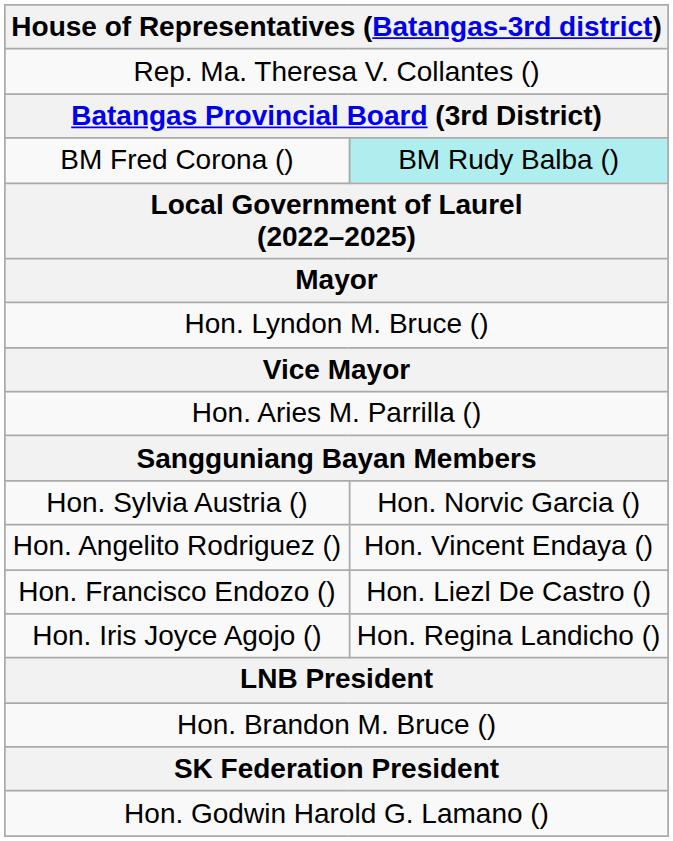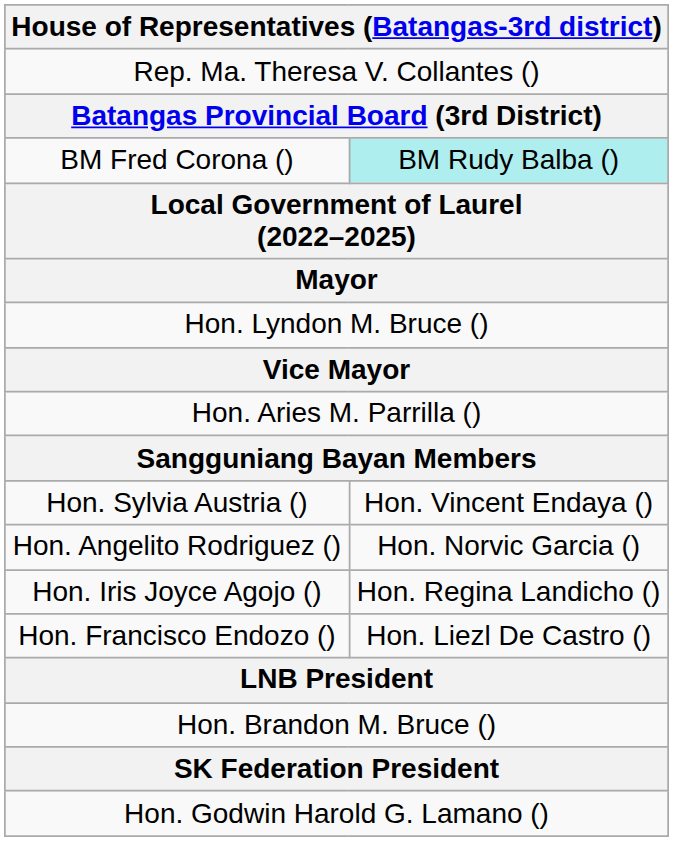(509, 502) Hon. Norvic Garcia () -> (509, 502) Hon. Vincent Endaya ()
(509, 546) Hon. Vincent Endaya () -> (509, 546) Hon. Norvic Garcia ()
rows swapped: (177, 591) <-> (177, 635)
